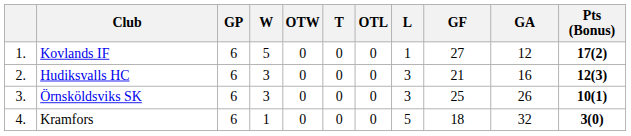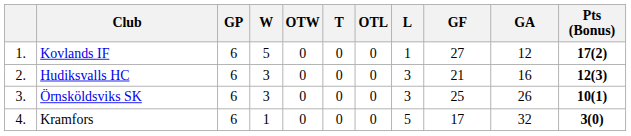(457, 119) 18 -> (457, 119) 17
